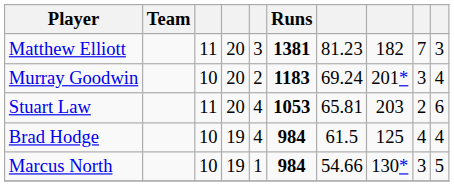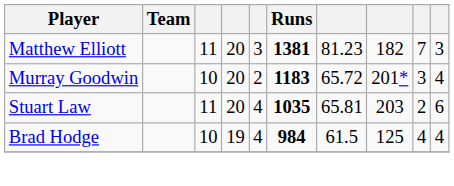(342, 78) 69.24 -> (342, 78) 65.72
(292, 107) 1053 -> (292, 107) 1035
- row: (61, 166)
